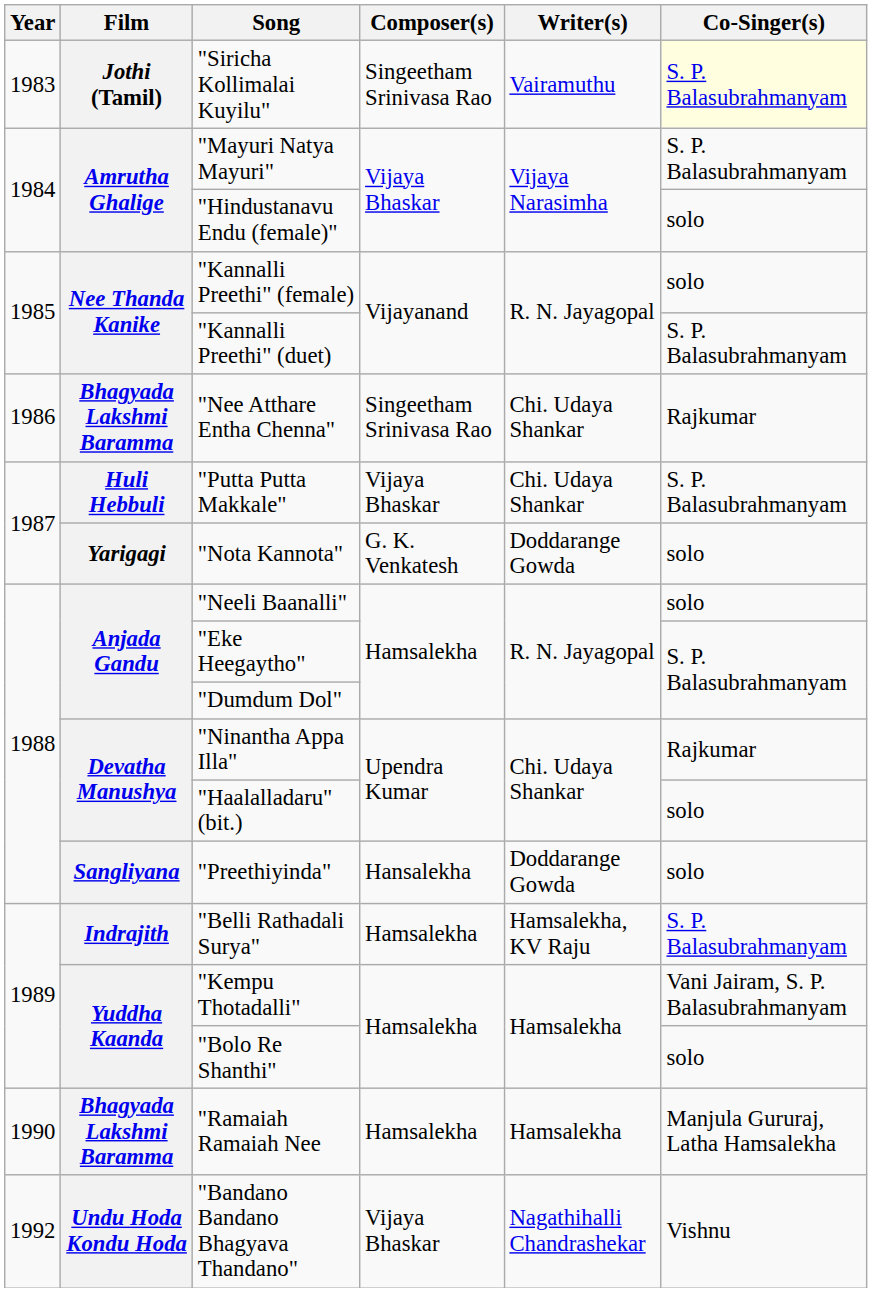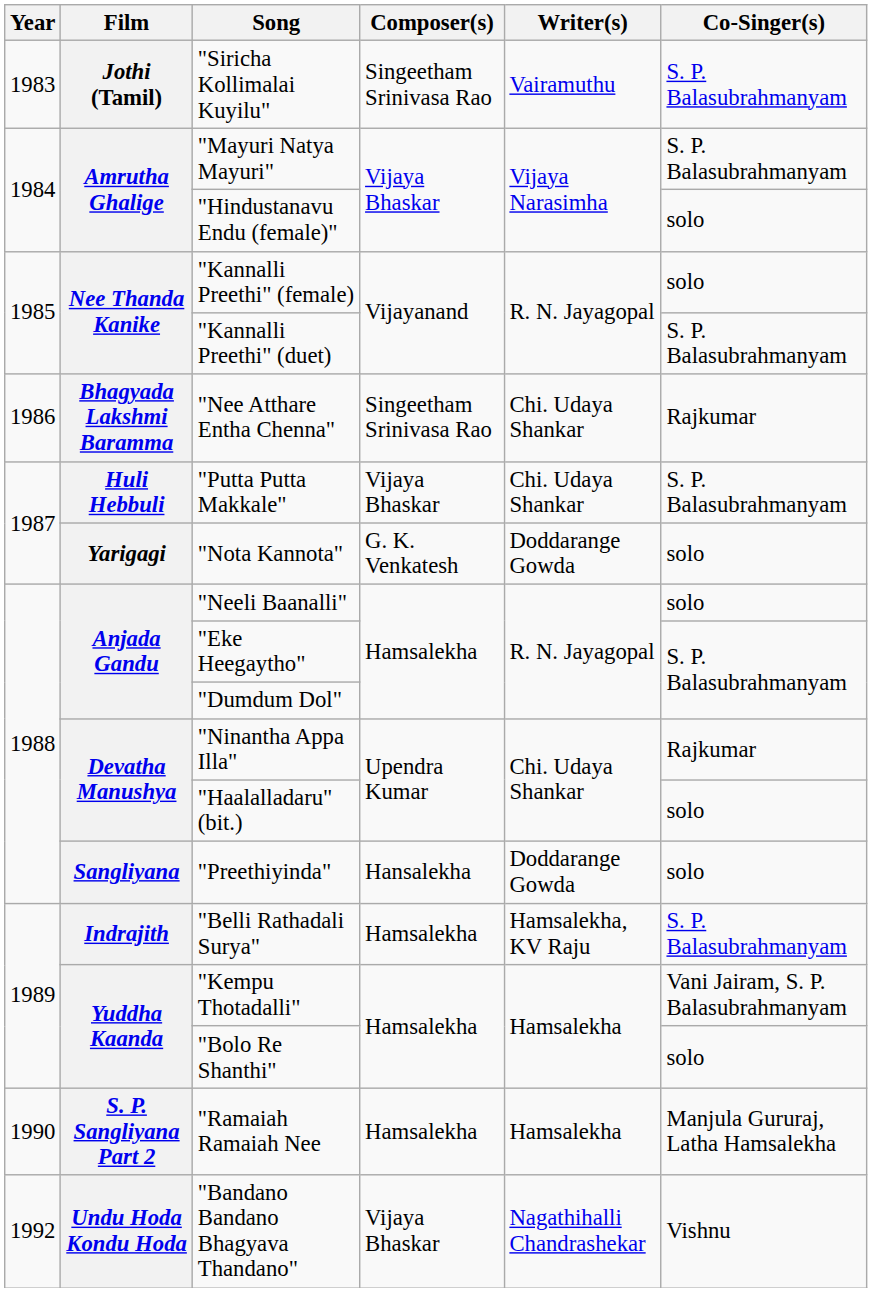(757, 84) lightyellow background -> (757, 84) no background
(127, 1131) Bhagyada Lakshmi Baramma -> (127, 1131) S. P. Sangliyana Part 2
